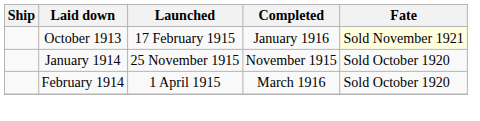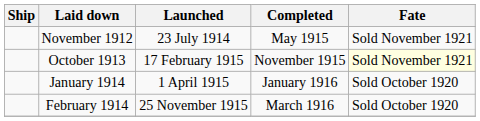+ row: (87, 37)
(291, 37) January 1916 -> (300, 60) November 1915
(185, 60) 25 November 1915 -> (194, 82) 1 April 1915
(291, 60) November 1915 -> (300, 82) January 1916
(185, 82) 1 April 1915 -> (194, 104) 25 November 1915
